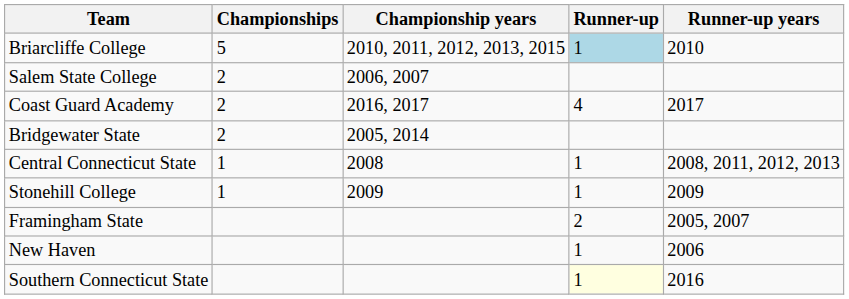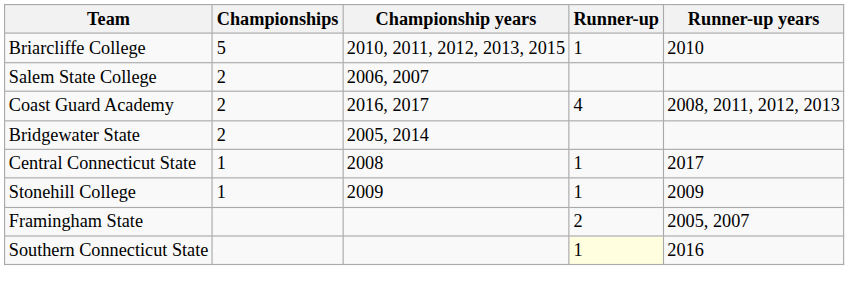(578, 47) lightblue background -> (578, 47) no background
(686, 105) 2017 -> (754, 105) 2008, 2011, 2012, 2013
(754, 163) 2008, 2011, 2012, 2013 -> (686, 163) 2017
- row: (52, 250)
